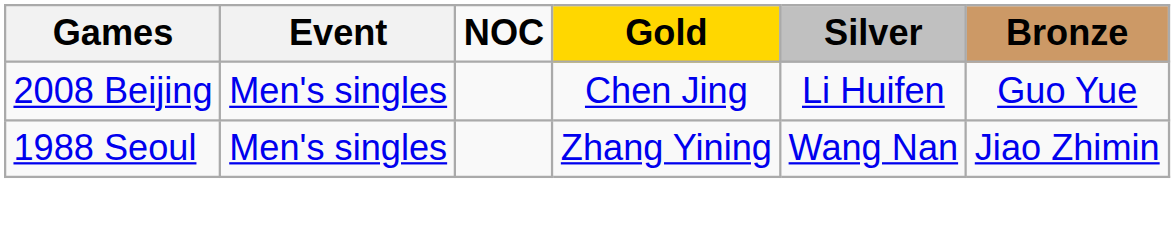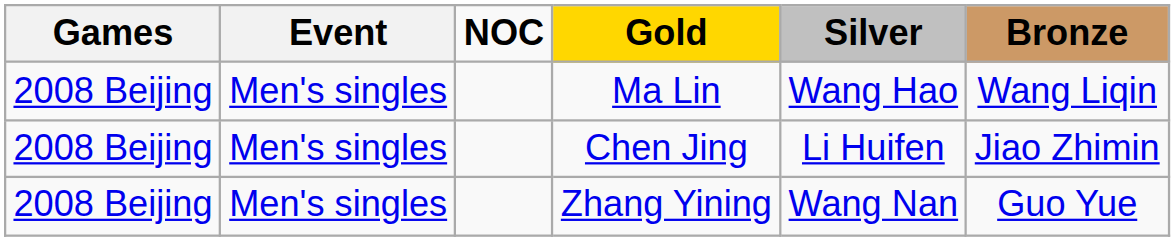+ row: (666, 90)
(1067, 90) Guo Yue -> (1067, 147) Jiao Zhimin
(105, 147) 1988 Seoul -> (113, 205) 2008 Beijing
(1067, 147) Jiao Zhimin -> (1067, 205) Guo Yue
